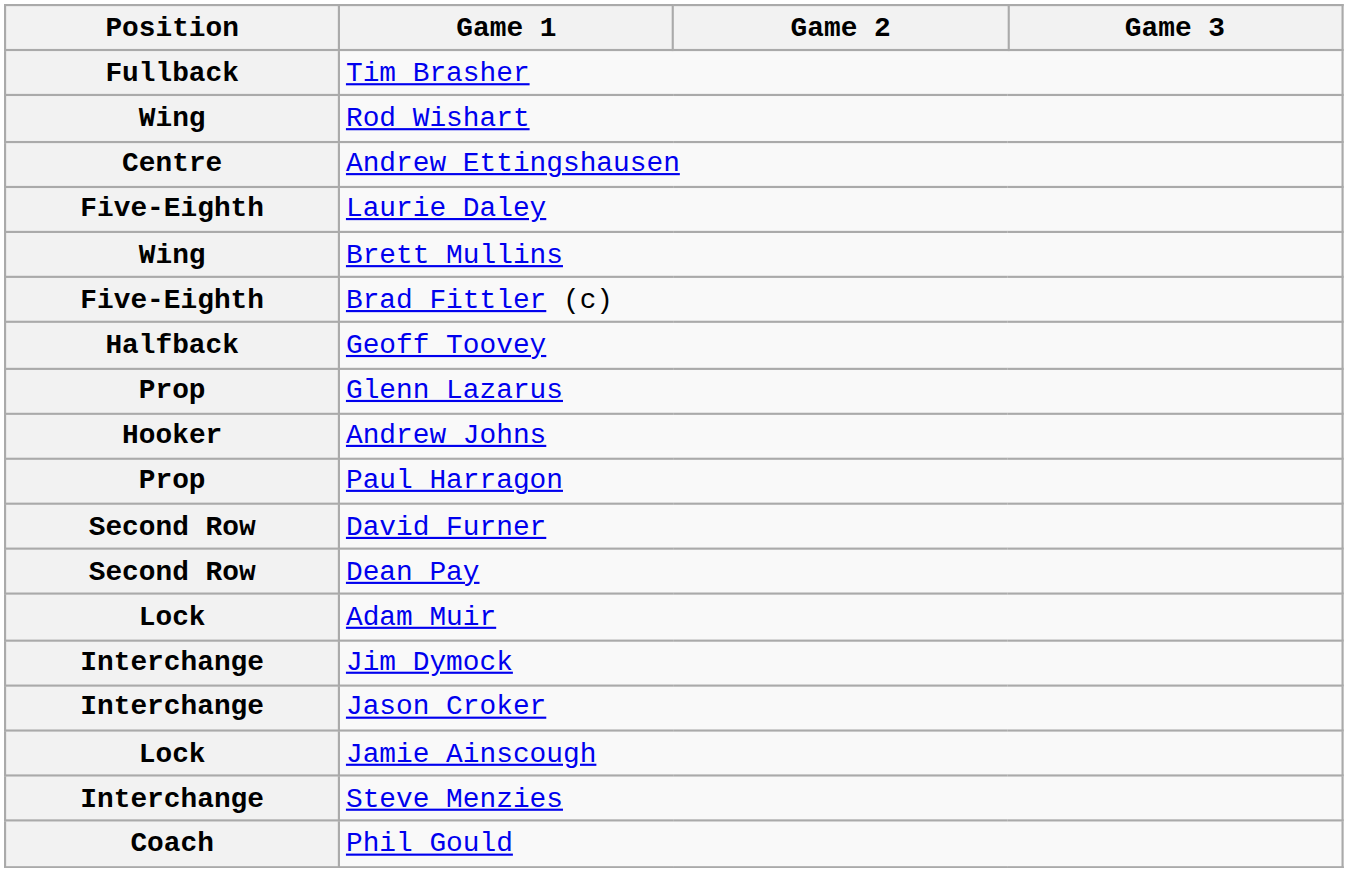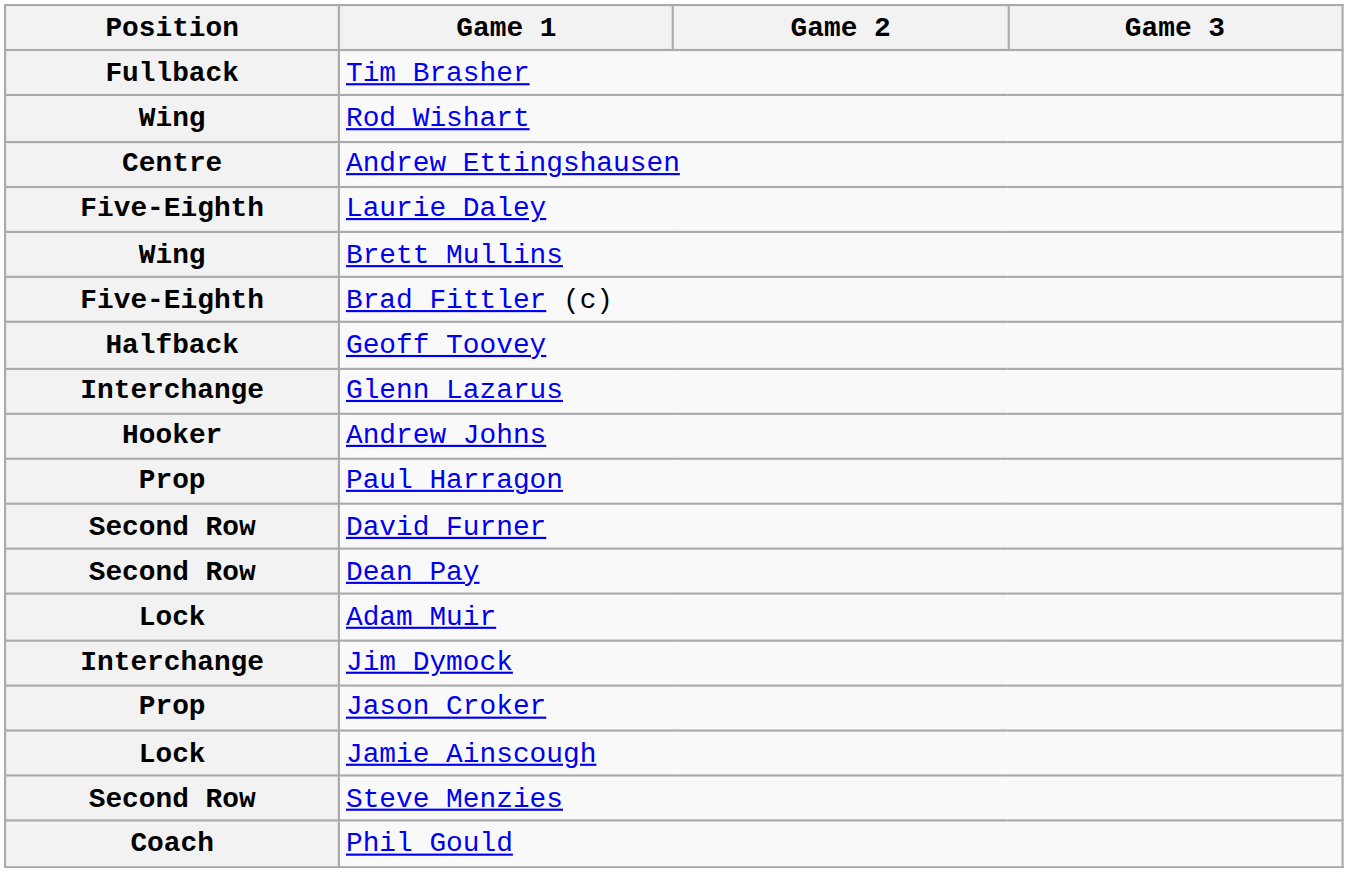(172, 390) Prop -> (172, 390) Interchange
(172, 708) Interchange -> (172, 708) Prop
(172, 799) Interchange -> (172, 799) Second Row
